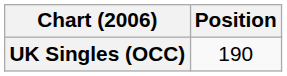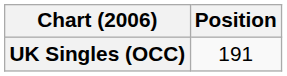(236, 53) 190 -> (236, 53) 191
